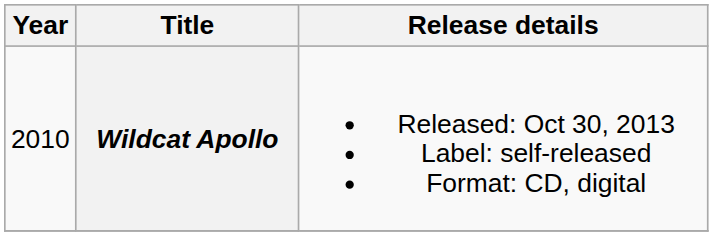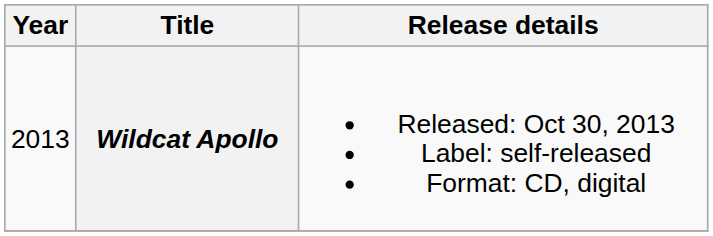(40, 138) 2010 -> (40, 138) 2013
